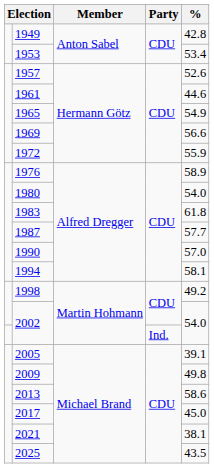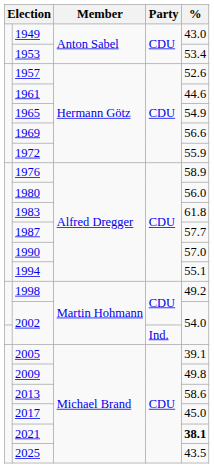(195, 34) 42.8 -> (195, 34) 43.0
(195, 192) 54.0 -> (195, 192) 56.0
(195, 271) 58.1 -> (195, 271) 55.1
(195, 433) normal -> (195, 433) bold
